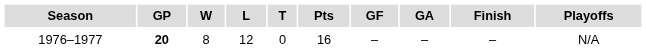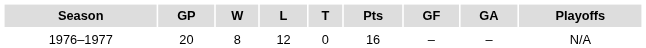- column: (493, 15)
(162, 39) bold -> (186, 39) normal
